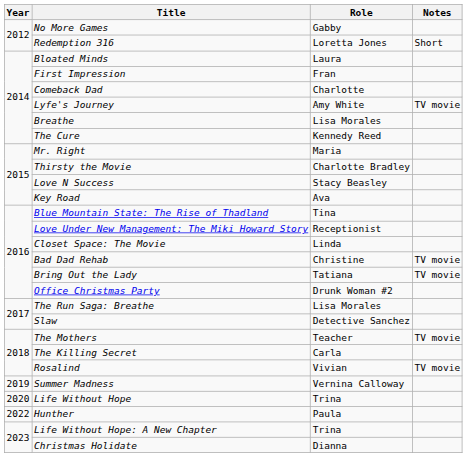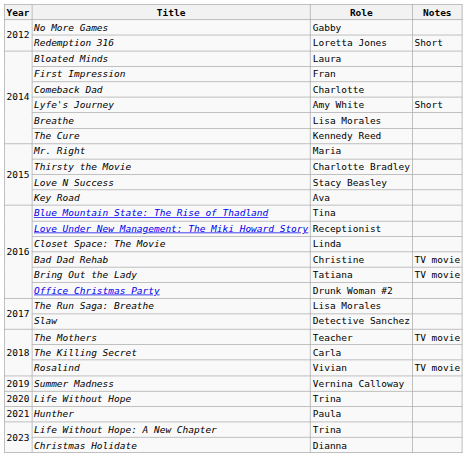(437, 105) TV movie -> (429, 105) Short
(18, 414) 2022 -> (18, 414) 2021
